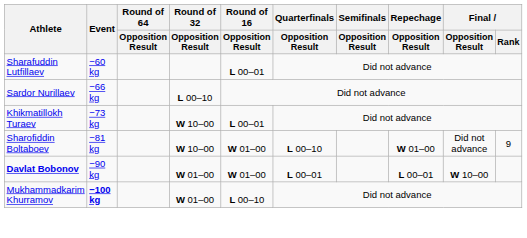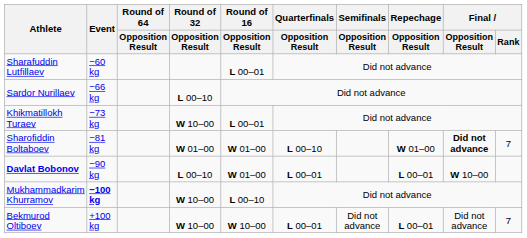(195, 149) W 10–00 -> (195, 149) W 01–00
(469, 144) normal -> (469, 144) bold
(508, 144) 9 -> (508, 144) 7
(195, 175) W 01–00 -> (195, 175) L 00–10
(195, 200) W 01–00 -> (195, 200) W 10–00
+ row: (28, 221)
